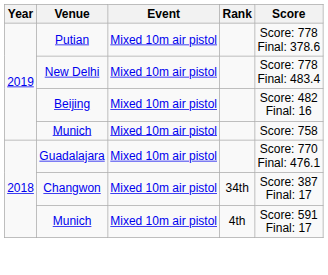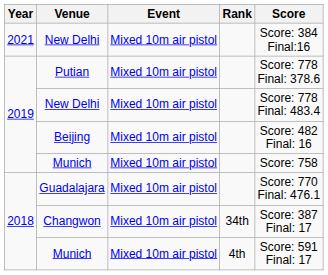+ row: (20, 39)
